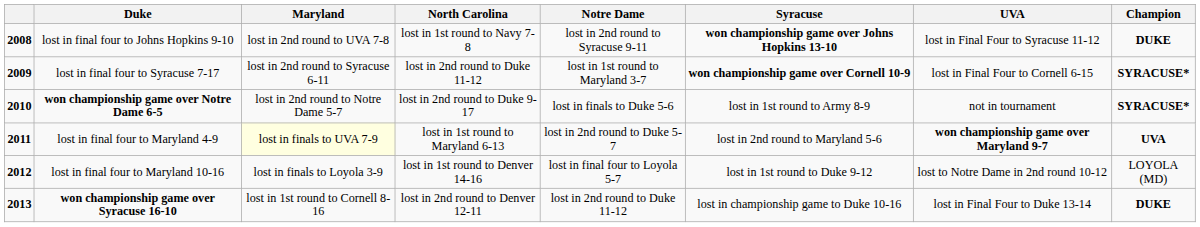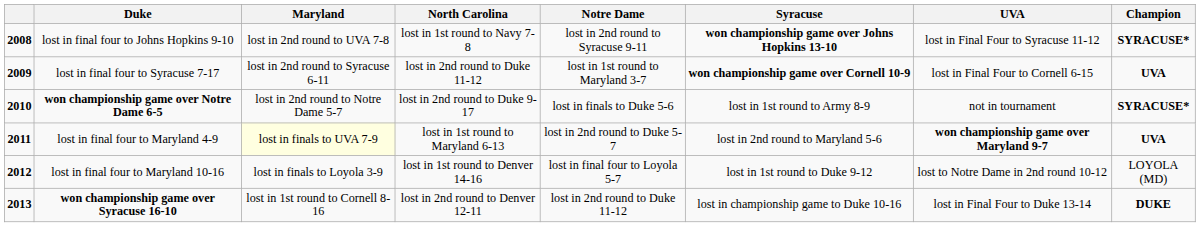(1153, 40) DUKE -> (1153, 40) SYRACUSE*
(1153, 73) SYRACUSE* -> (1153, 73) UVA
